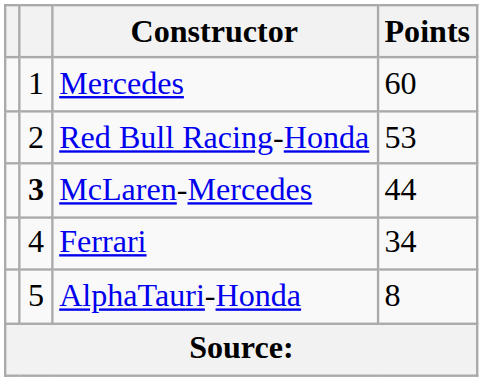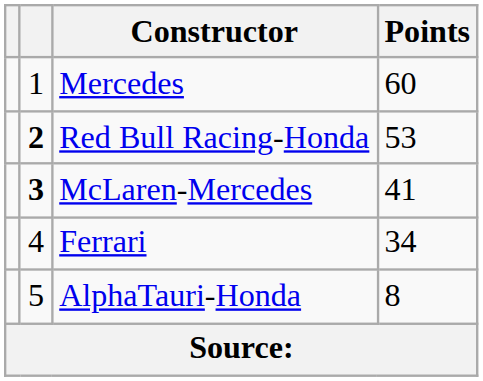(36, 136) normal -> (36, 136) bold
(401, 189) 44 -> (401, 189) 41
